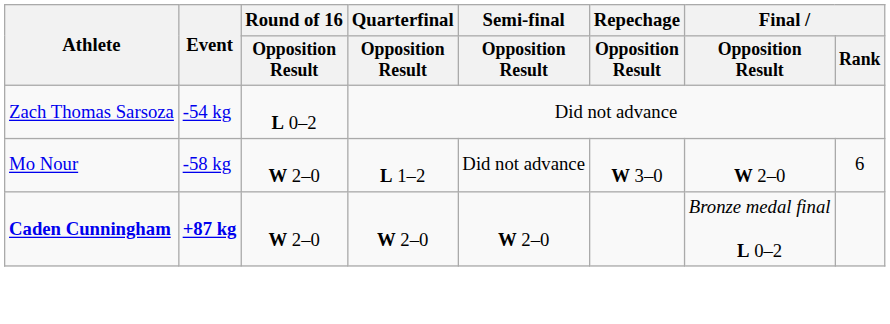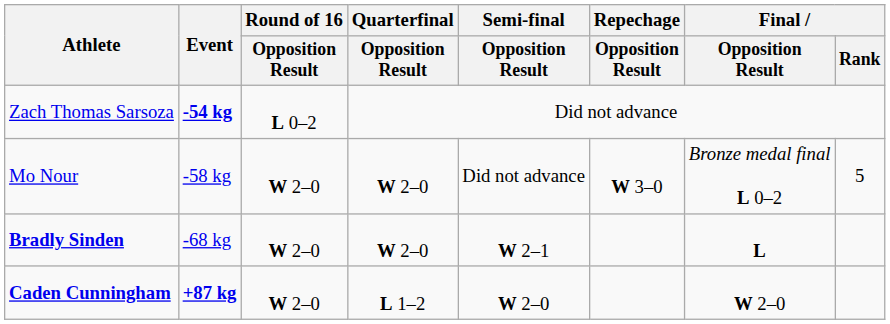(207, 112) normal -> (207, 112) bold
(403, 176) L 1–2 -> (403, 187) W 2–0
(760, 176) W 2–0 -> (760, 176) Bronze medal final L 0–2
(860, 165) 6 -> (860, 176) 5
+ row: (66, 240)
(403, 240) W 2–0 -> (403, 304) L 1–2
(760, 229) Bronze medal final L 0–2 -> (760, 304) W 2–0
